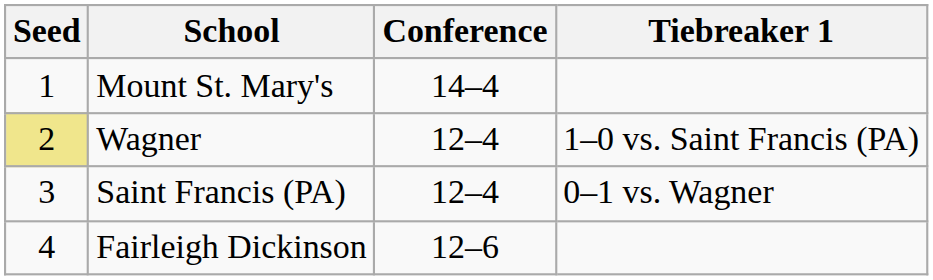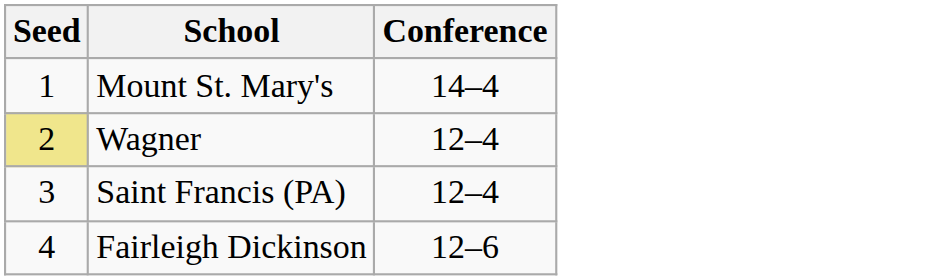- column: (741, 31)
